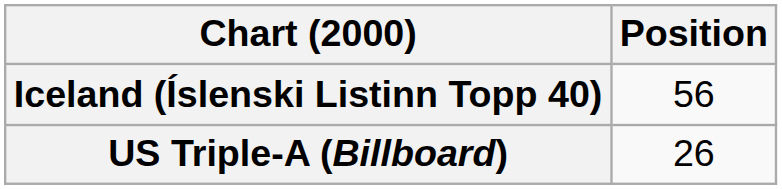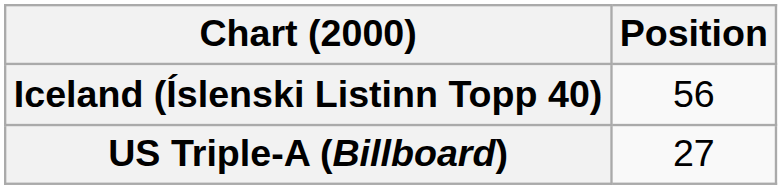(694, 153) 26 -> (694, 153) 27
